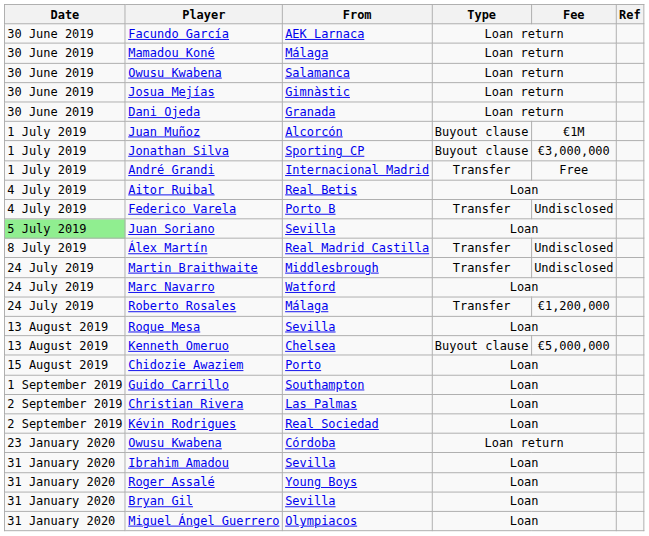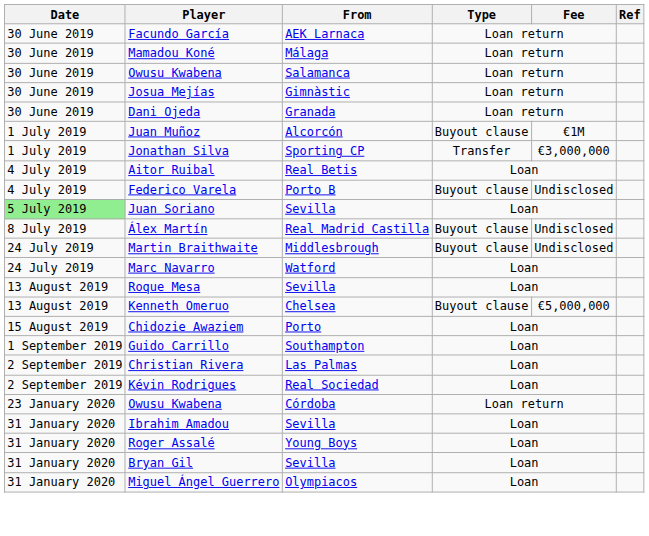(482, 151) Buyout clause -> (482, 151) Transfer
- row: (171, 170)
(482, 209) Transfer -> (482, 190) Buyout clause
(482, 248) Transfer -> (482, 229) Buyout clause
(482, 268) Transfer -> (482, 248) Buyout clause
- row: (182, 307)
